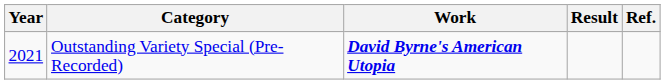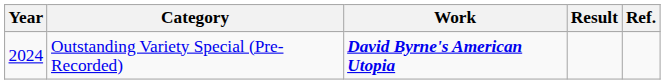(26, 55) 2021 -> (26, 55) 2024
